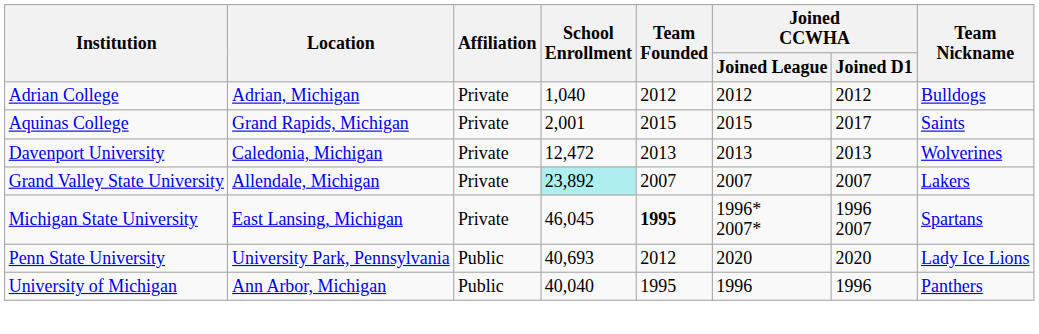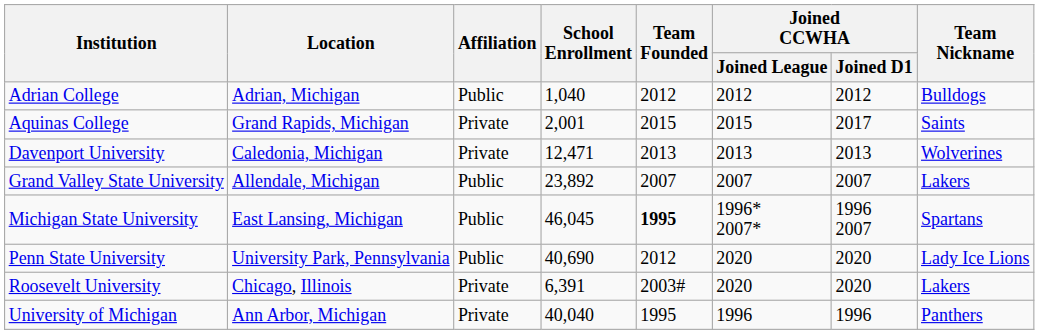(483, 95) Private -> (481, 95) Public
(569, 152) 12,472 -> (569, 152) 12,471
(483, 180) Private -> (481, 180) Public
(569, 180) paleturquoise background -> (569, 180) no background
(483, 219) Private -> (481, 219) Public
(569, 257) 40,693 -> (569, 257) 40,690
+ row: (85, 286)
(481, 286) Public -> (483, 314) Private
